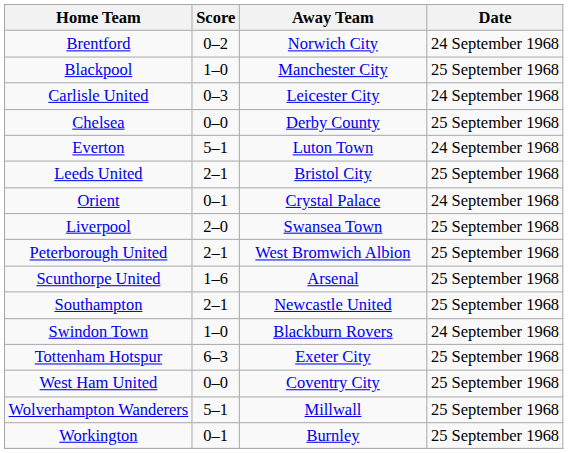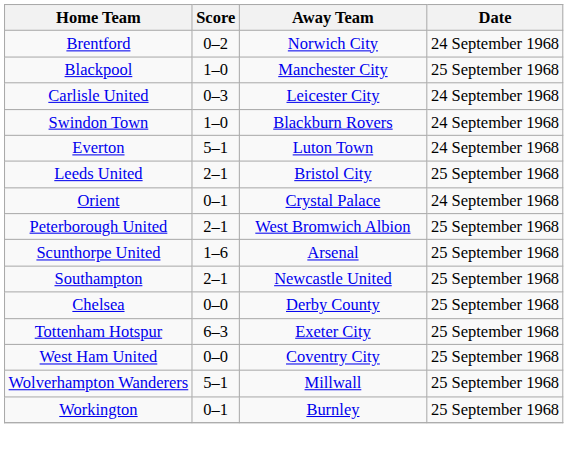rows swapped: (98, 122) <-> (98, 331)
- row: (98, 226)
